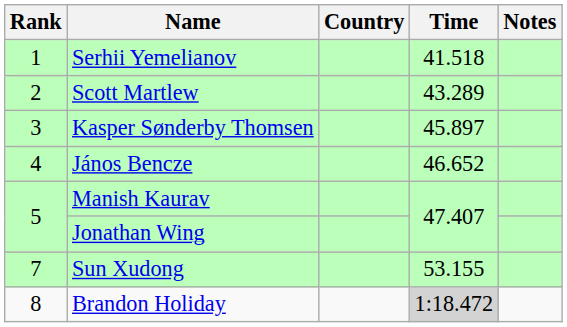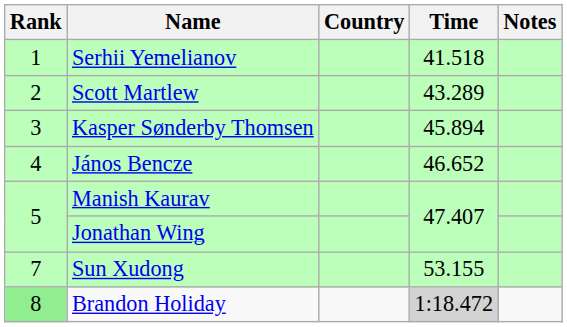(454, 127) 45.897 -> (454, 127) 45.894
(36, 304) no background -> (36, 304) lightgreen background
